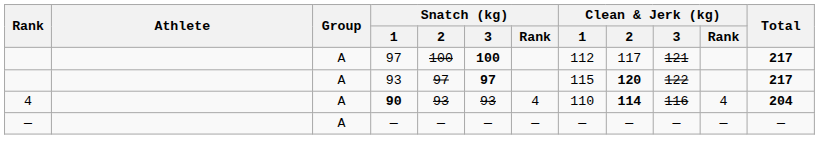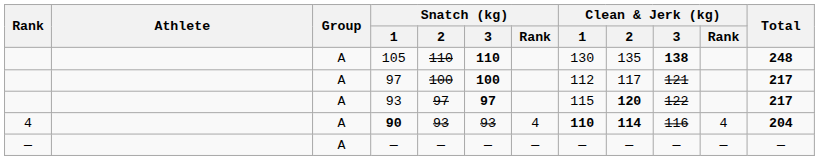+ row: (394, 59)
(582, 102) normal -> (582, 123) bold
